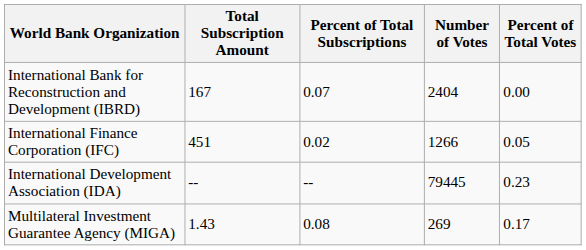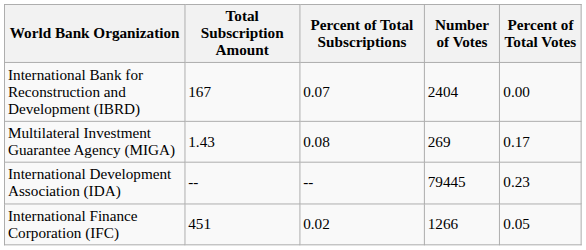rows swapped: (73, 141) <-> (92, 224)
